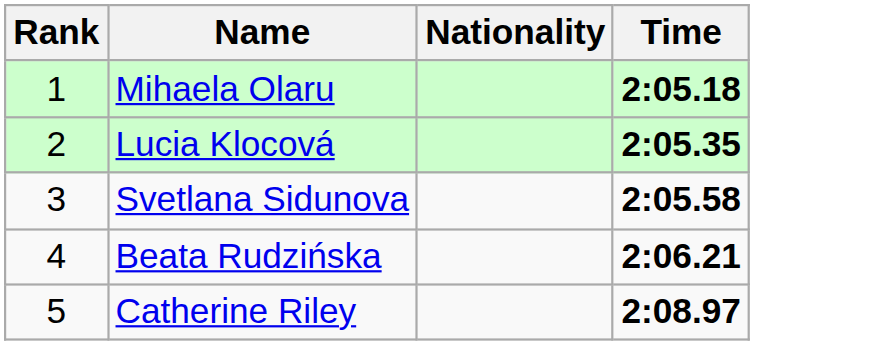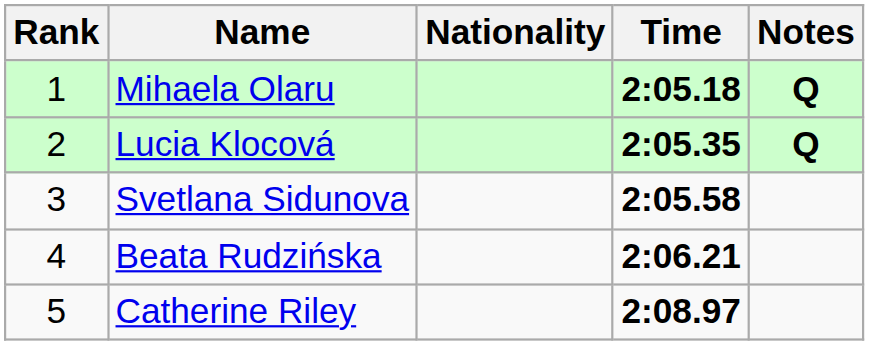+ column: (806, 32)
